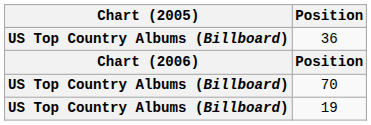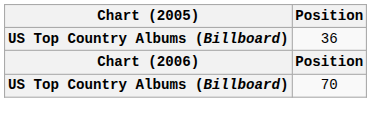- row: (329, 108)
